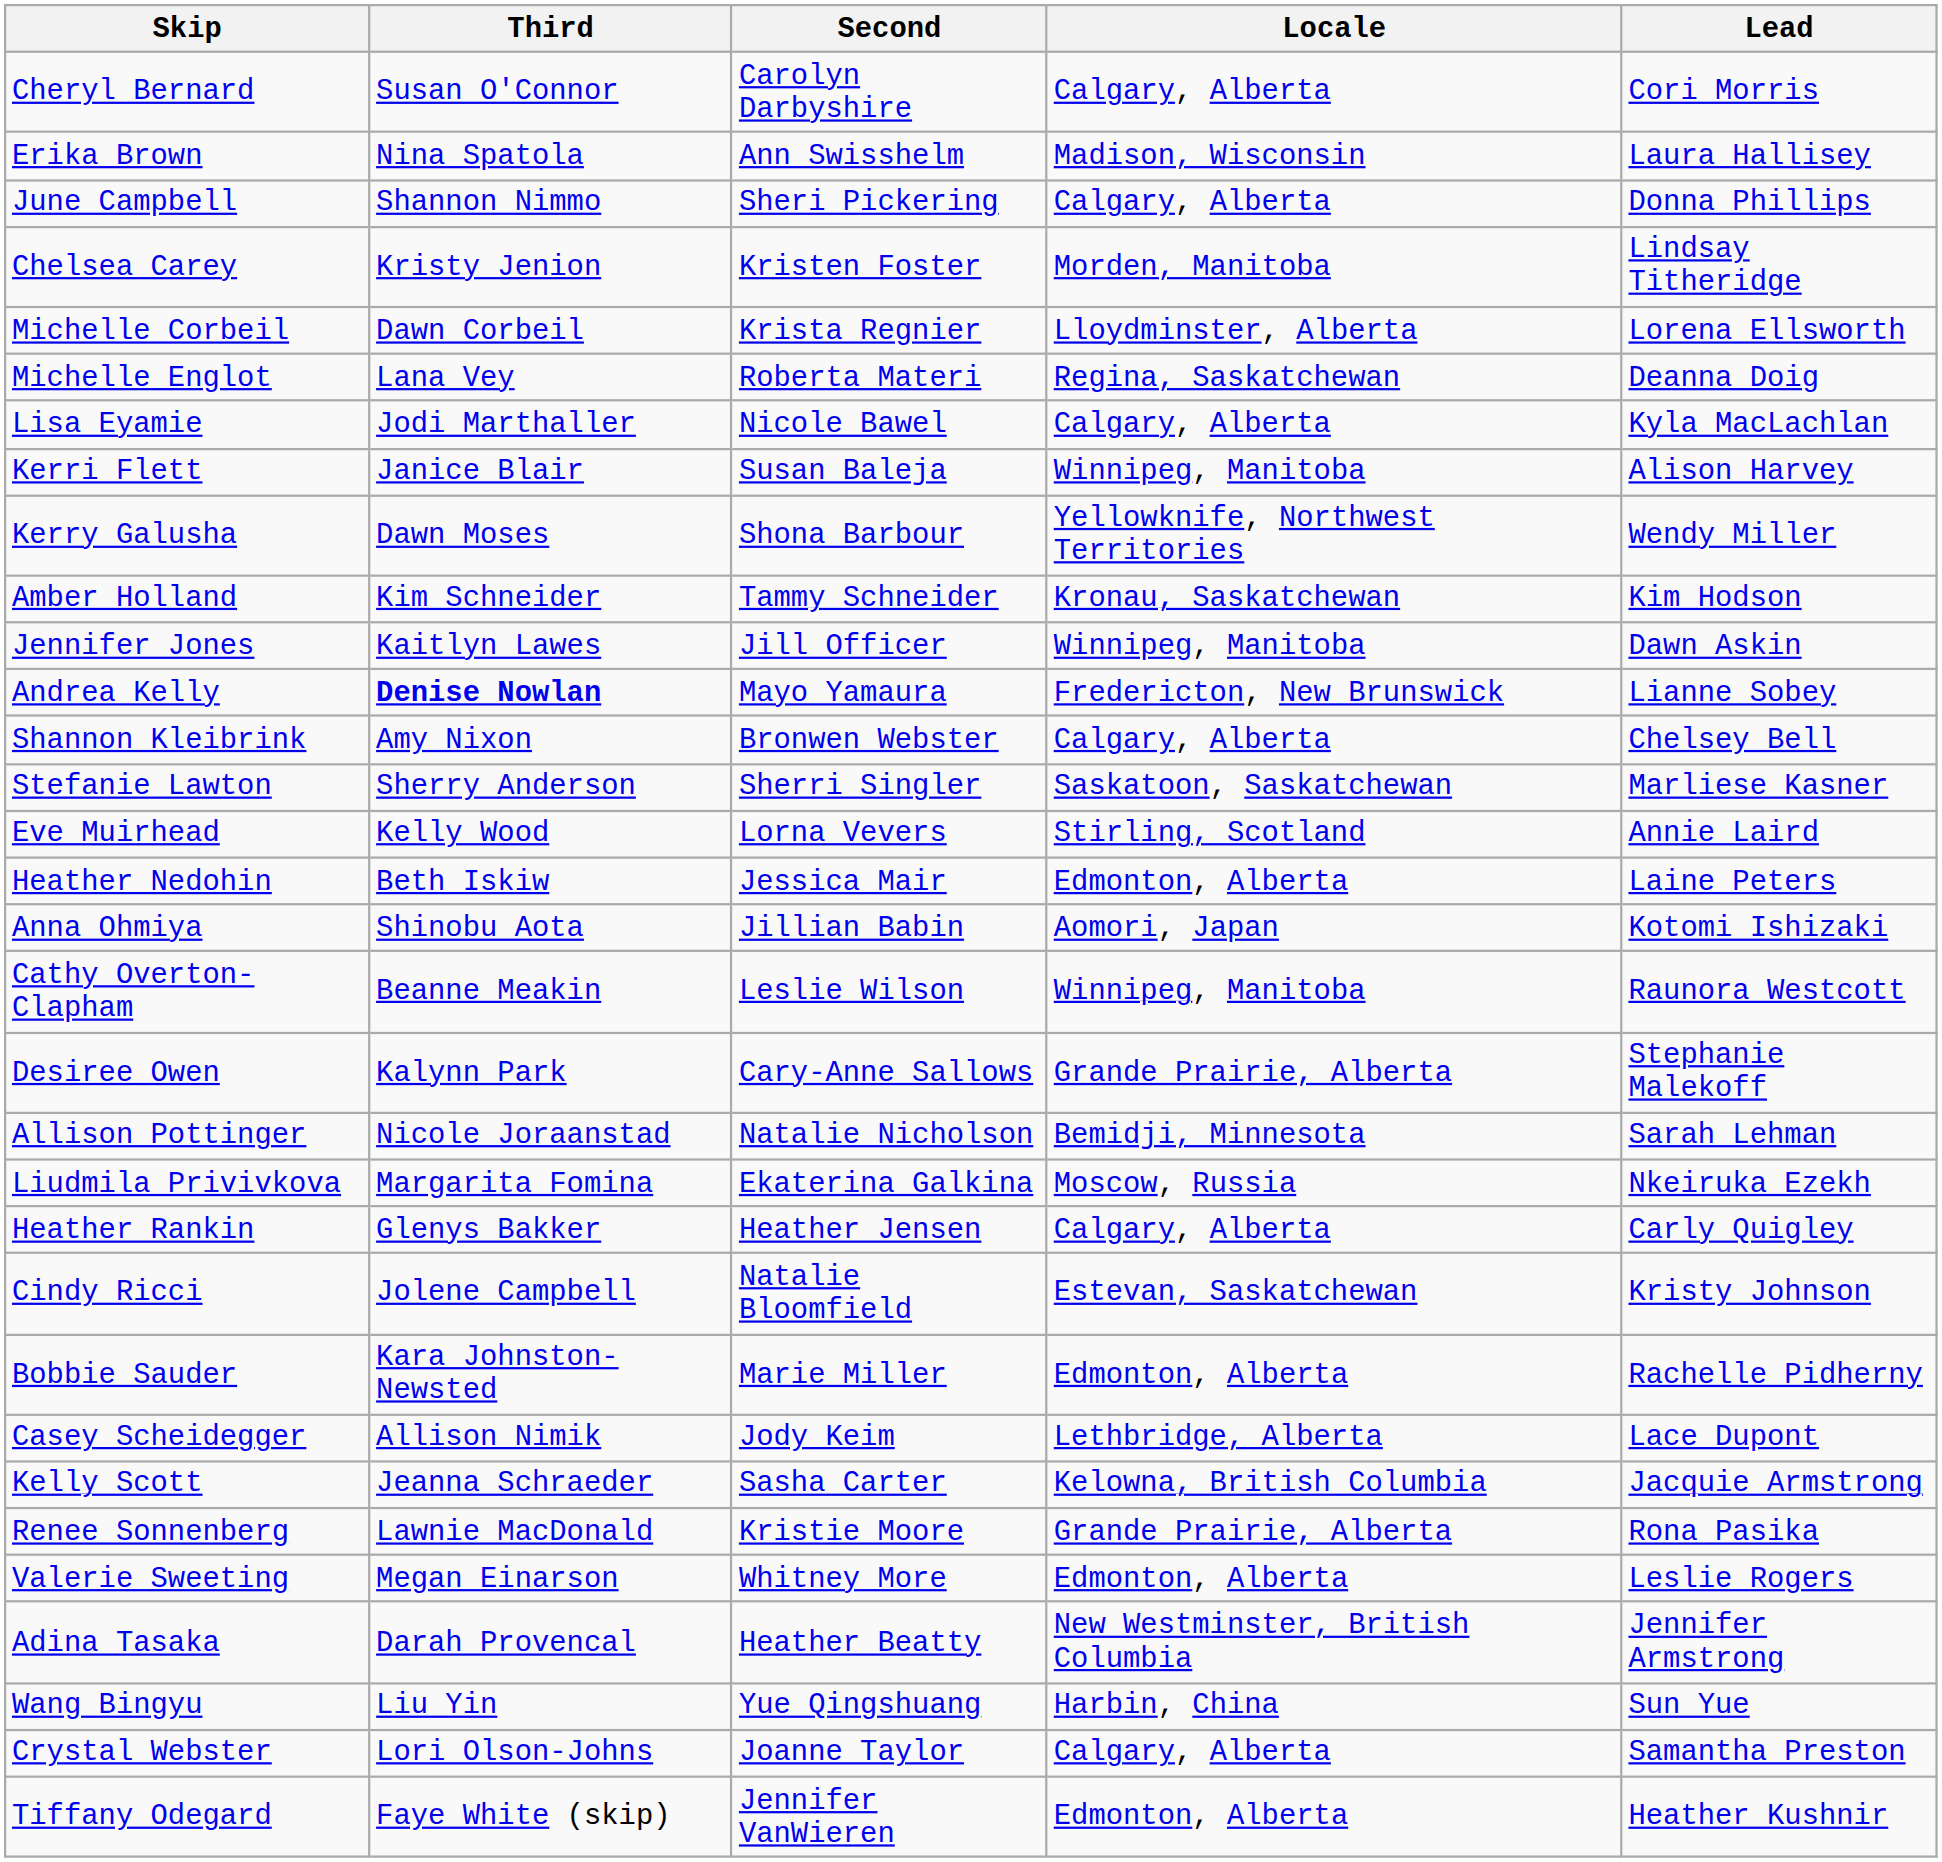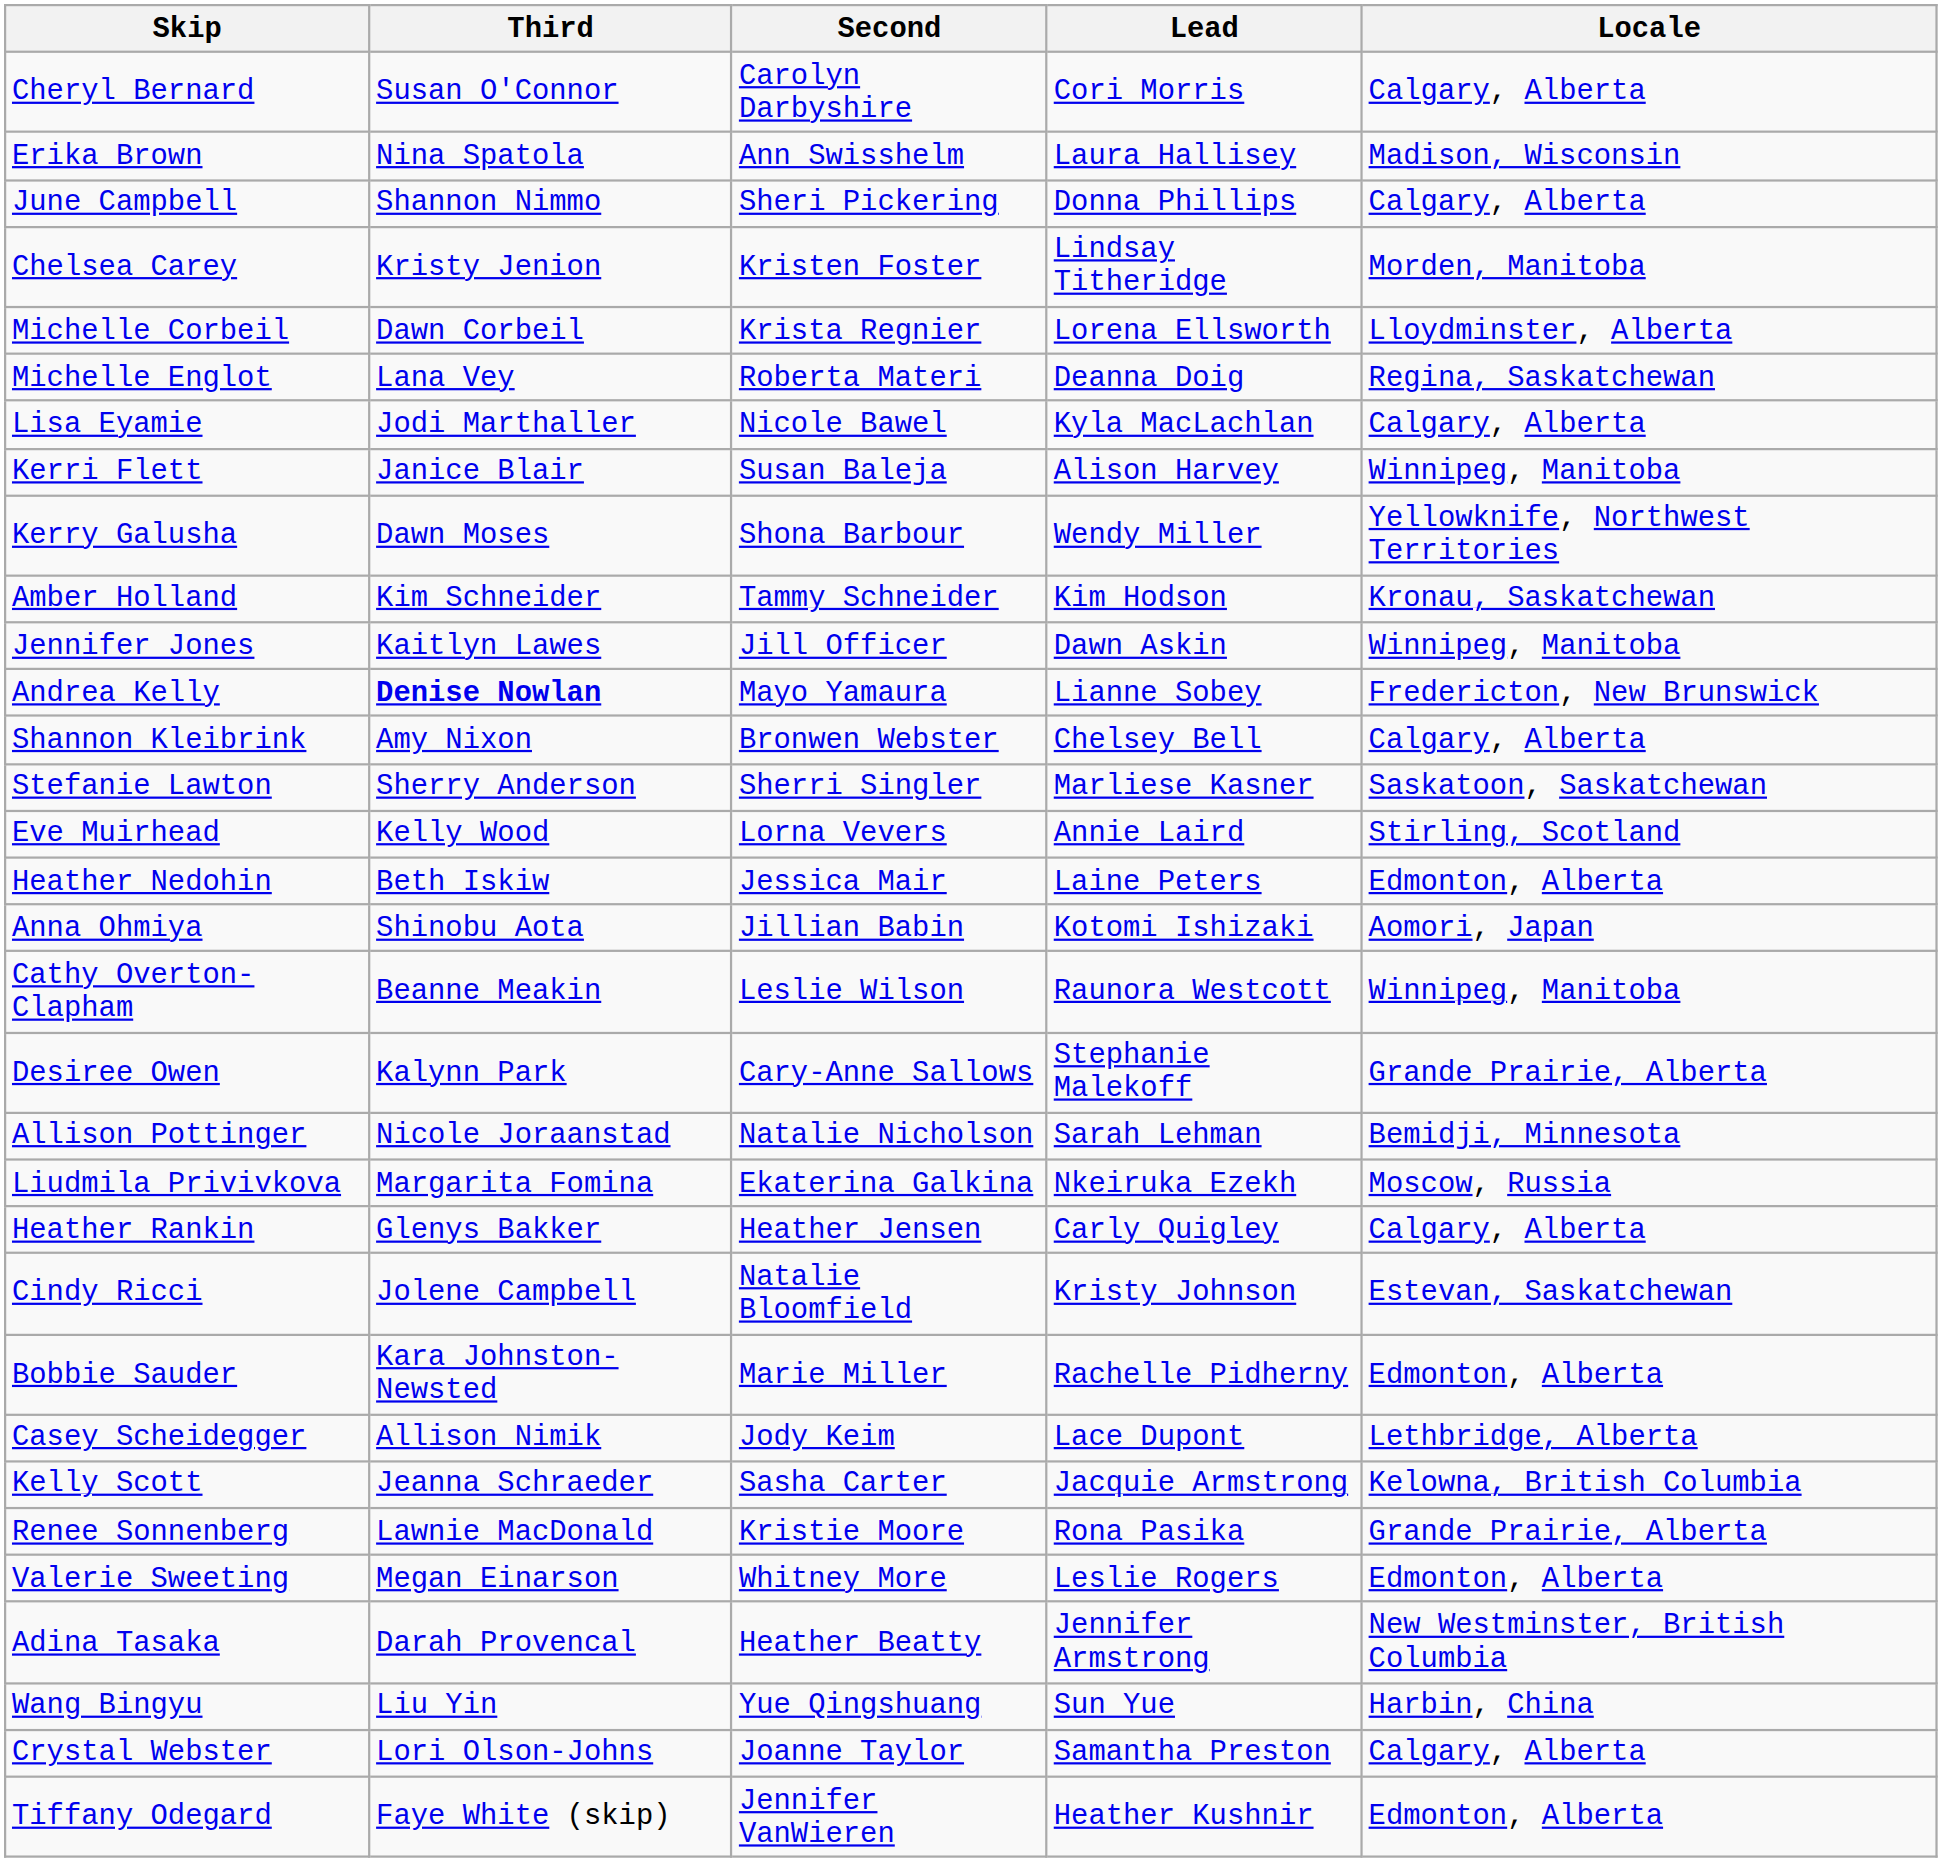columns swapped: (1779, 29) <-> (1334, 29)
